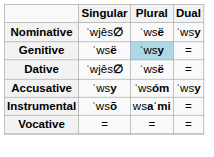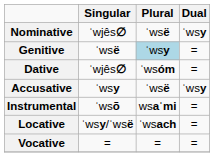(152, 69) ˈwsë -> (158, 69) ˈwsóm
(152, 88) ˈwsóm -> (158, 88) ˈwsë
+ row: (42, 124)
